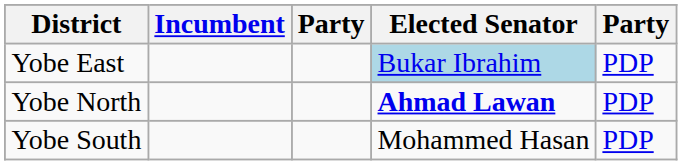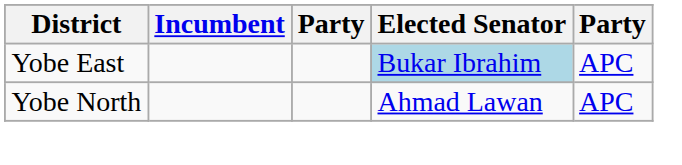(628, 62) PDP -> (606, 62) APC
(466, 101) bold -> (460, 101) normal
(628, 101) PDP -> (606, 101) APC
- row: (76, 140)
